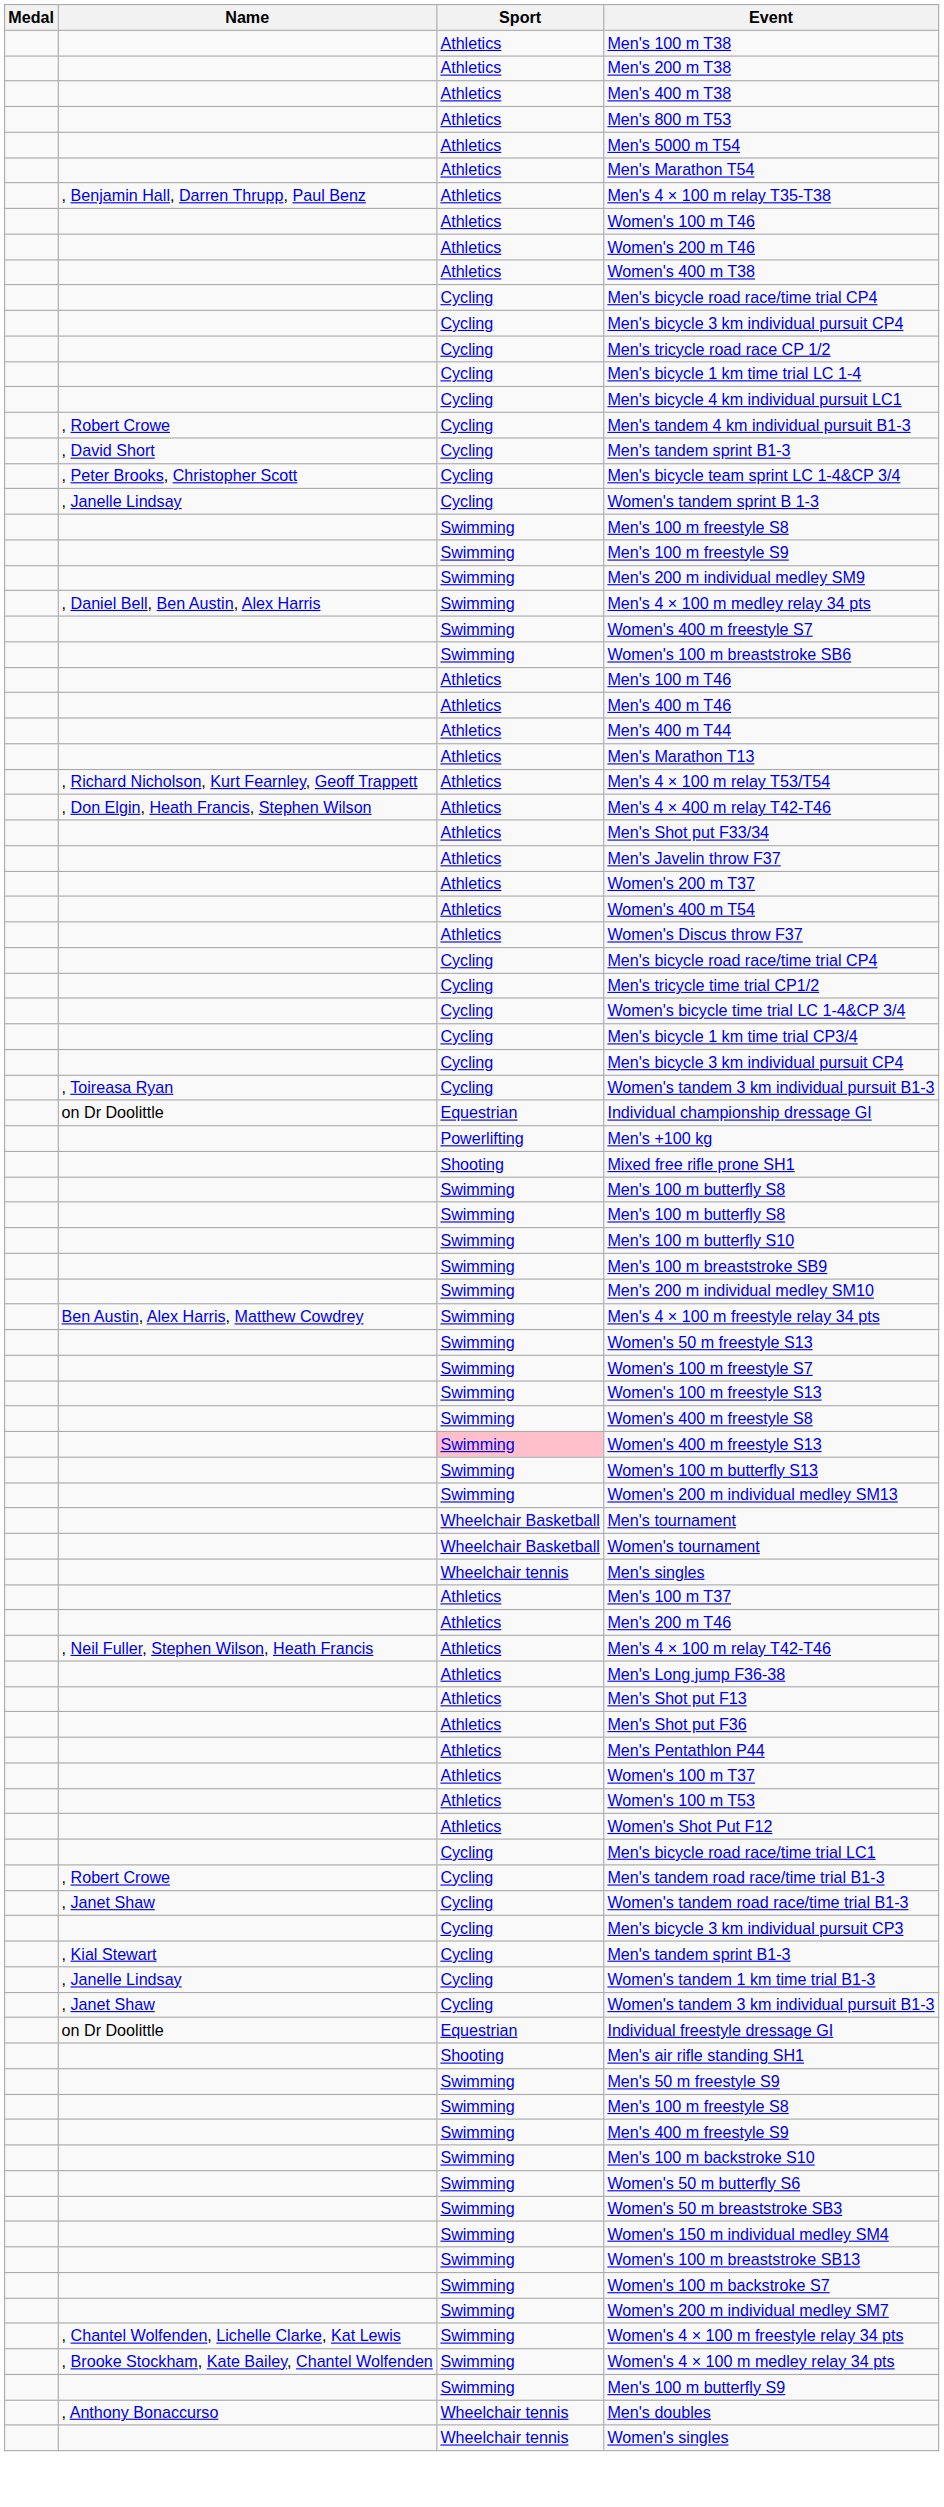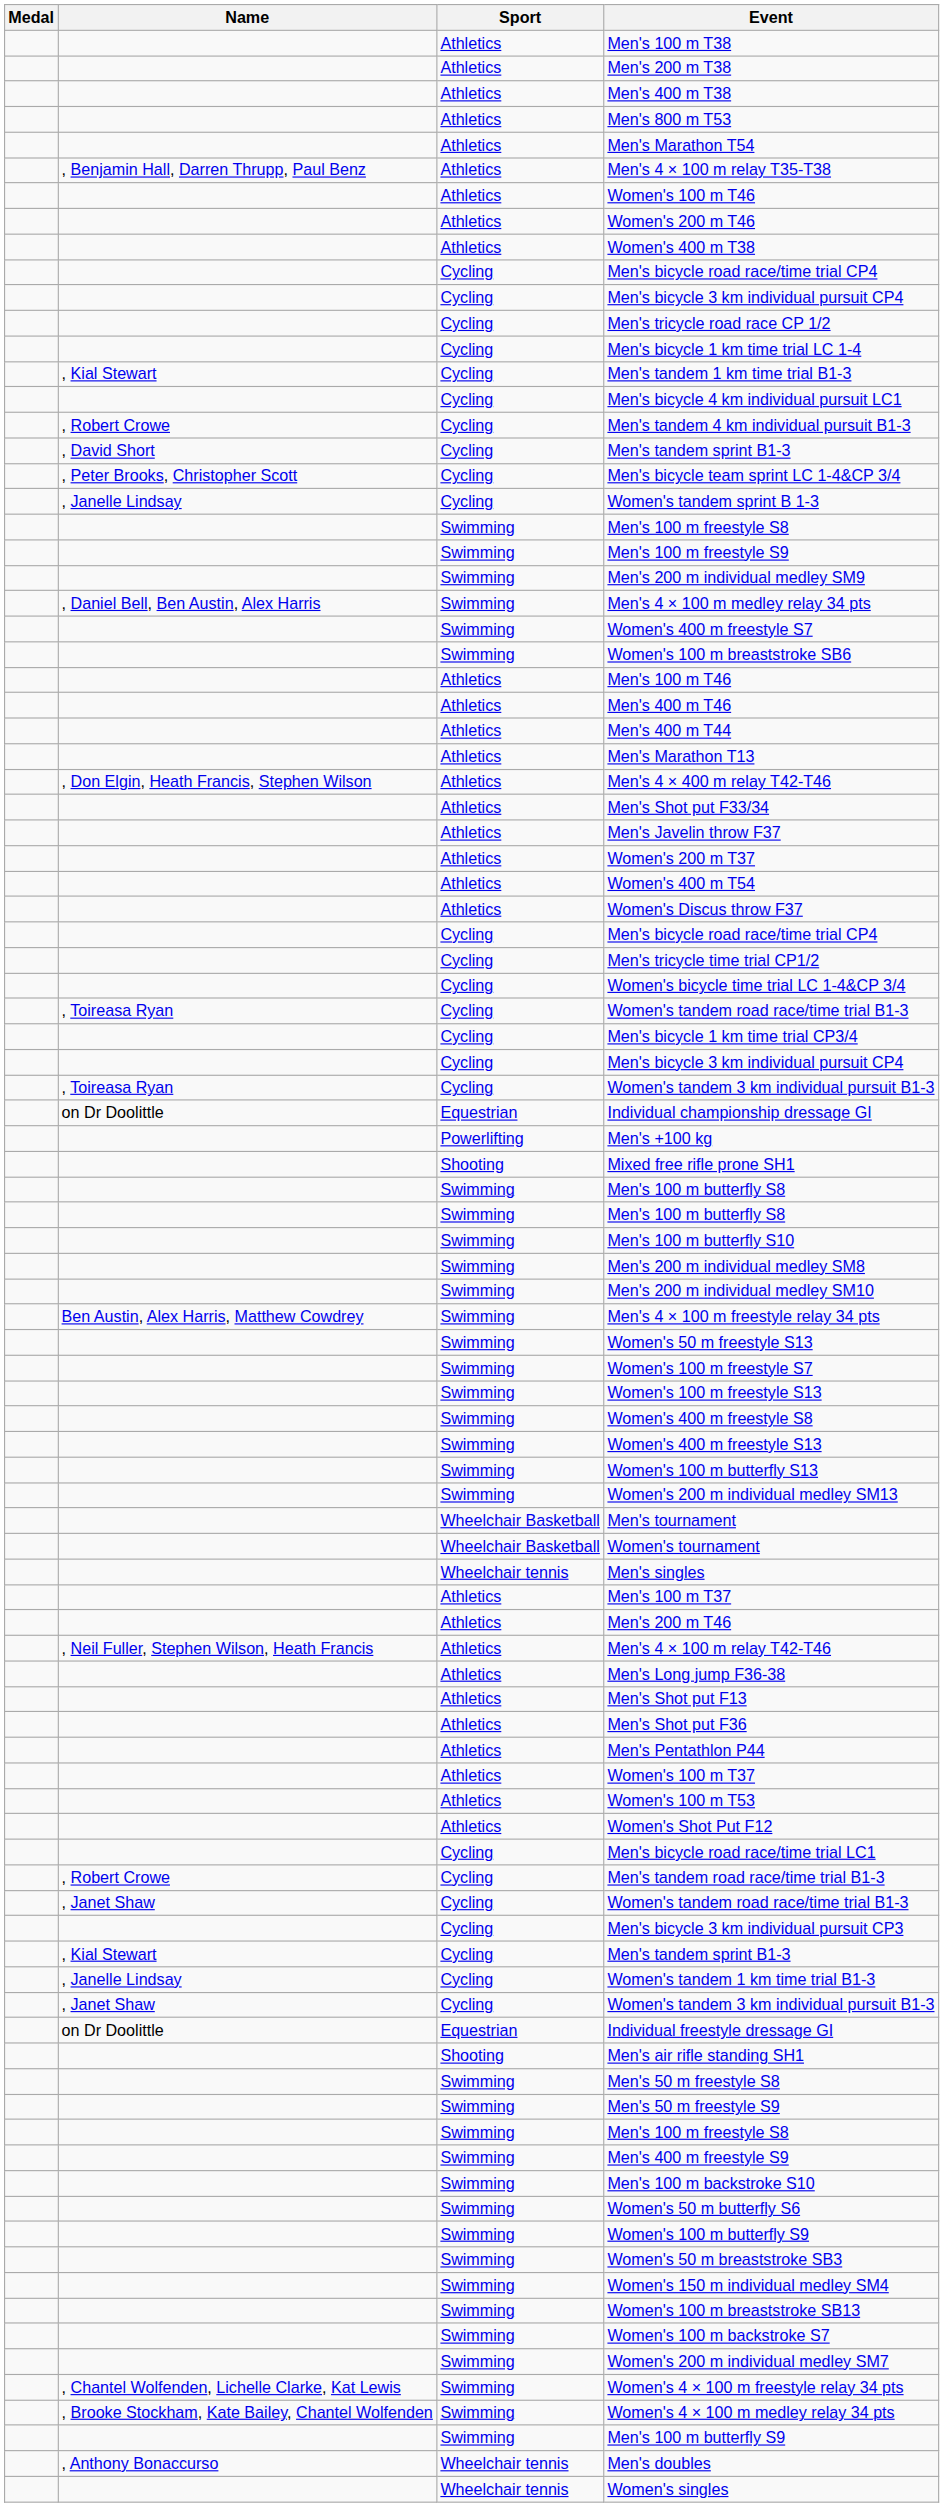- row: (247, 145)
+ row: (109, 374)
- row: (240, 782)
+ row: (117, 1011)
- row: (247, 1266)
+ row: (247, 1266)
(478, 1445) pink background -> (478, 1445) no background
+ row: (247, 2082)
+ row: (247, 2234)
